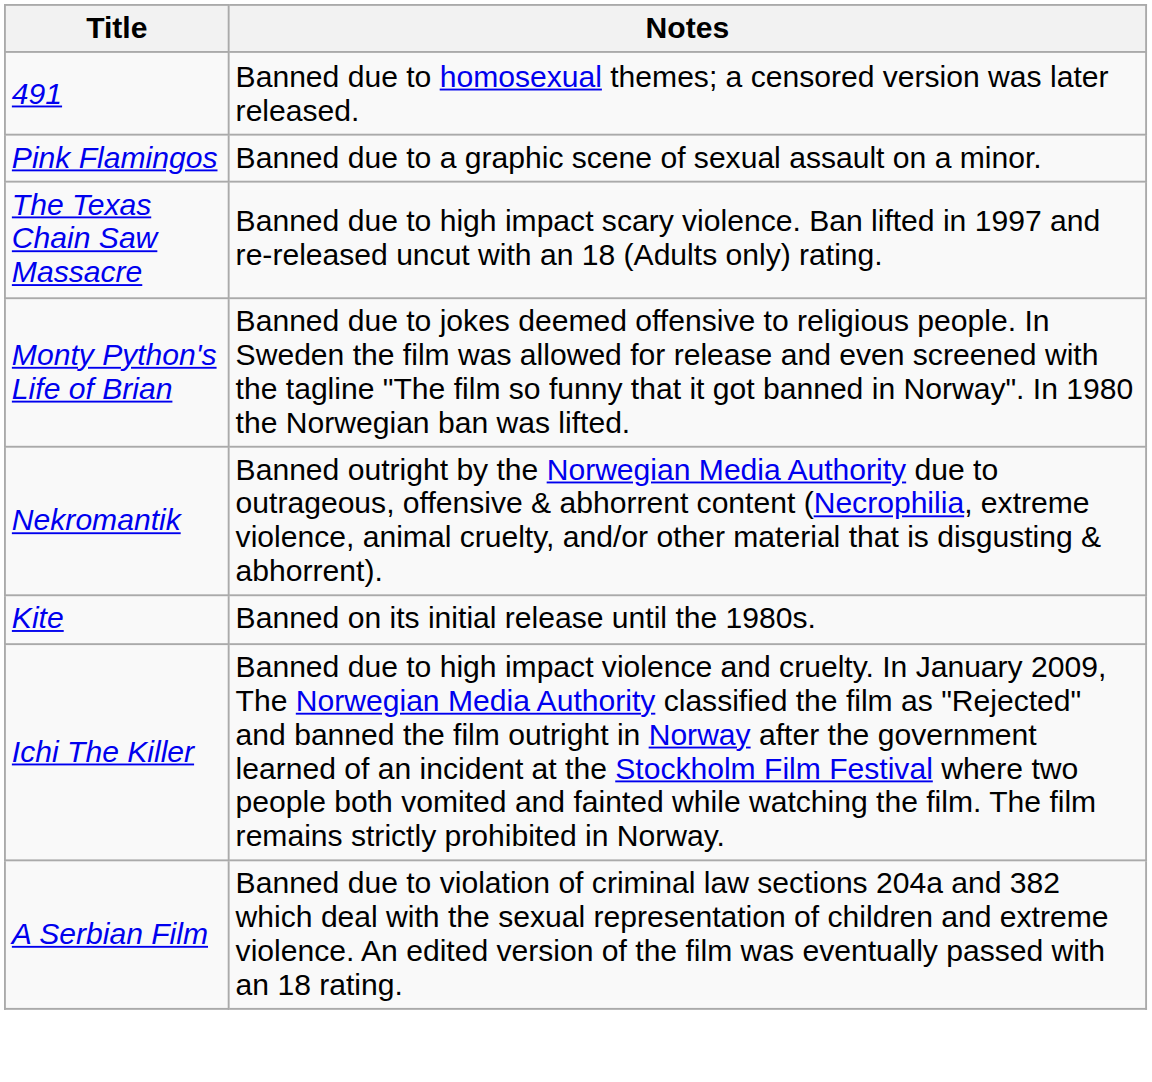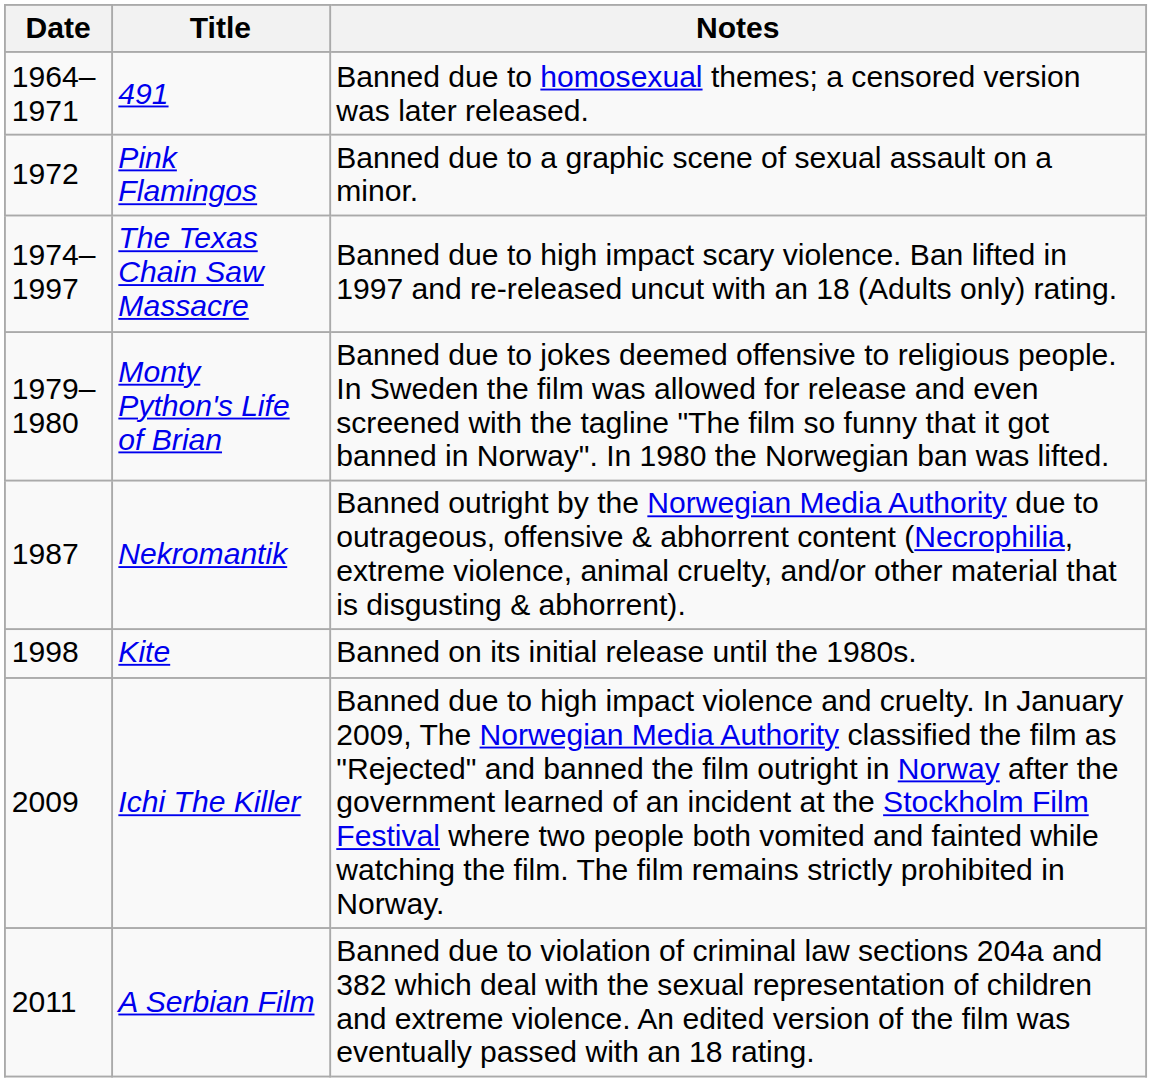+ column: (58, 28)
